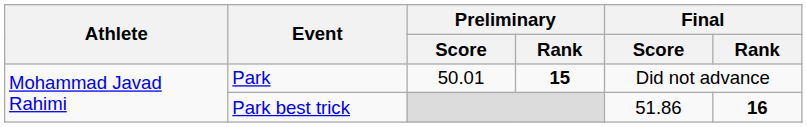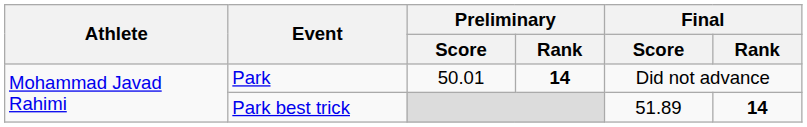(560, 78) 15 -> (560, 78) 14
(658, 108) 51.86 -> (658, 108) 51.89
(757, 108) 16 -> (757, 108) 14
